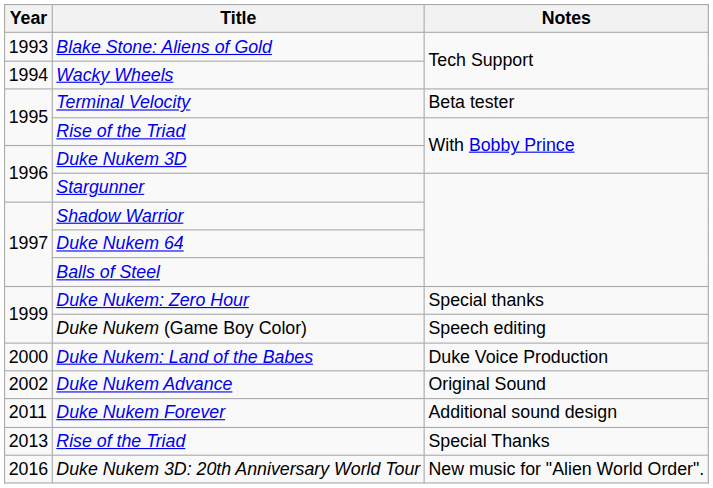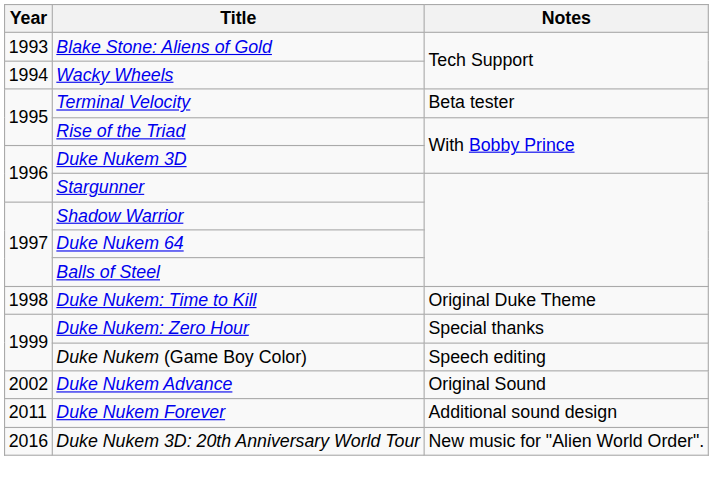+ row: (28, 300)
- row: (28, 356)
- row: (28, 441)
